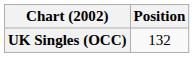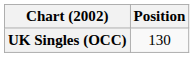(159, 40) 132 -> (159, 40) 130
